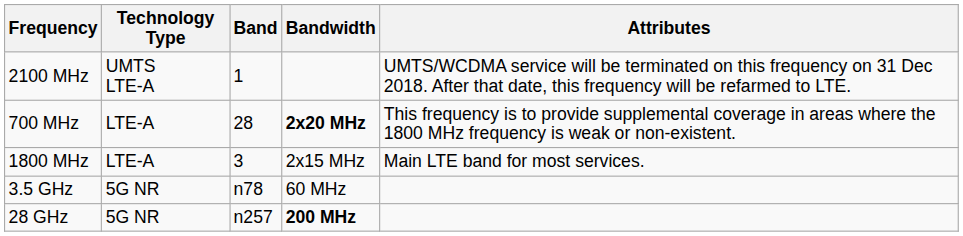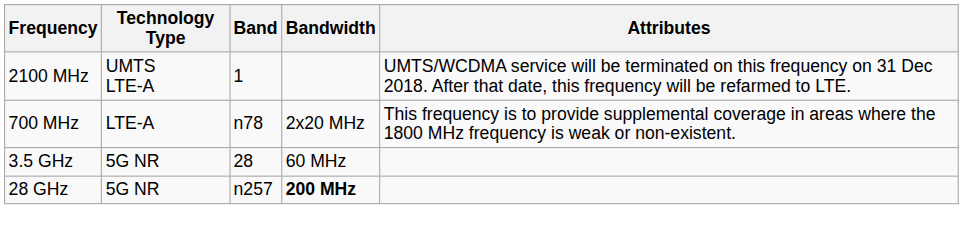(243, 123) 28 -> (248, 123) n78
(326, 123) bold -> (325, 123) normal
- row: (49, 161)
(248, 189) n78 -> (243, 161) 28
